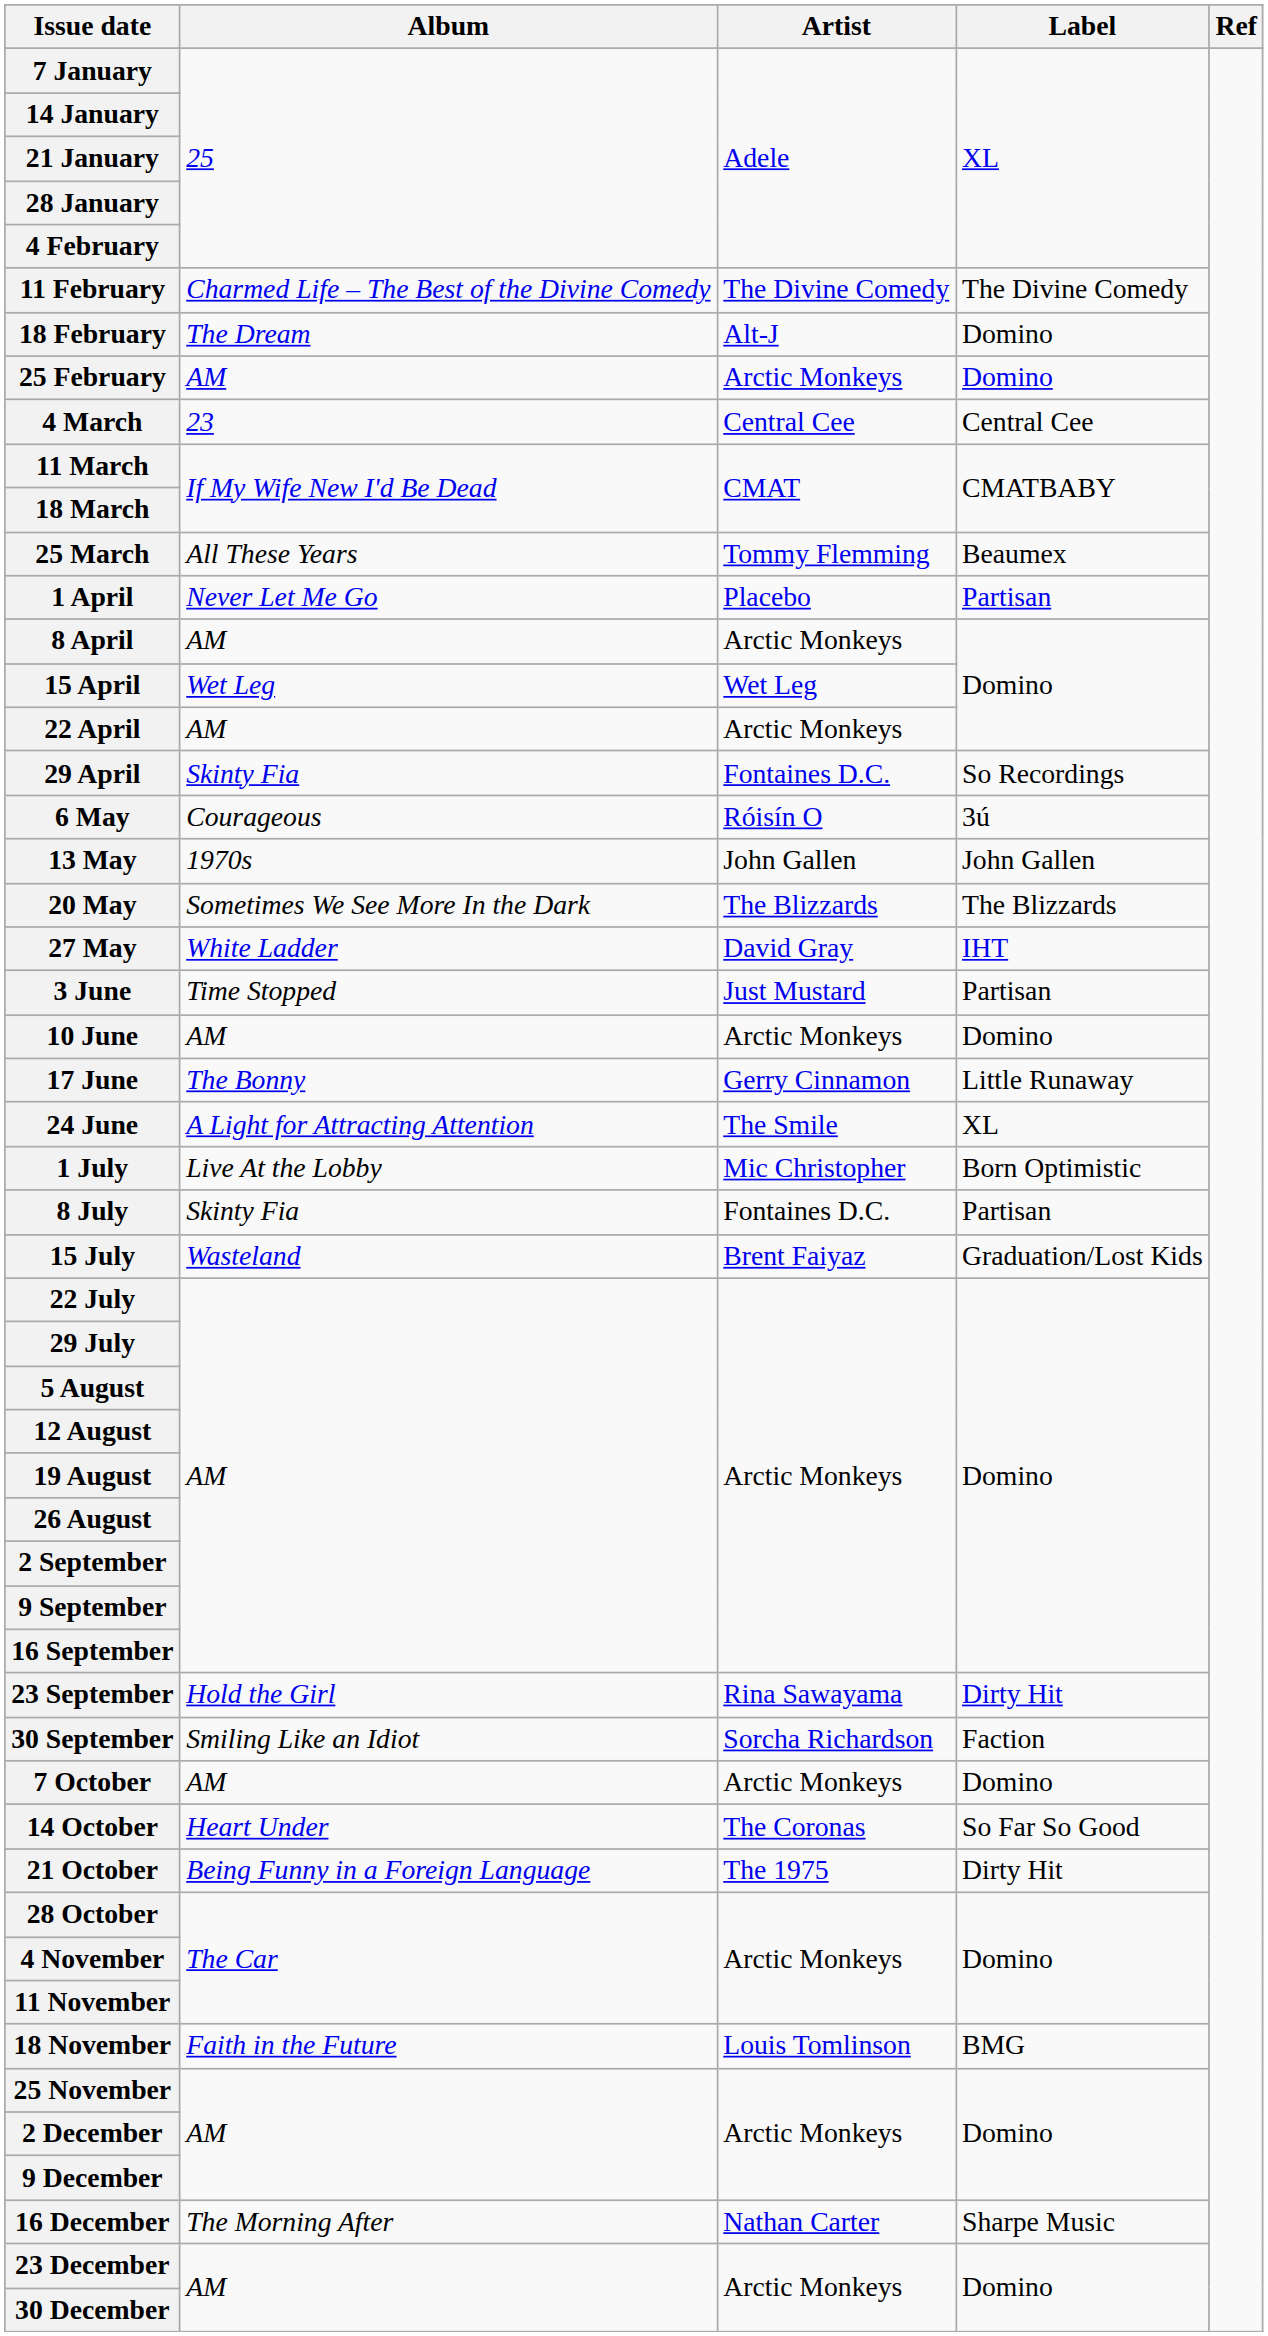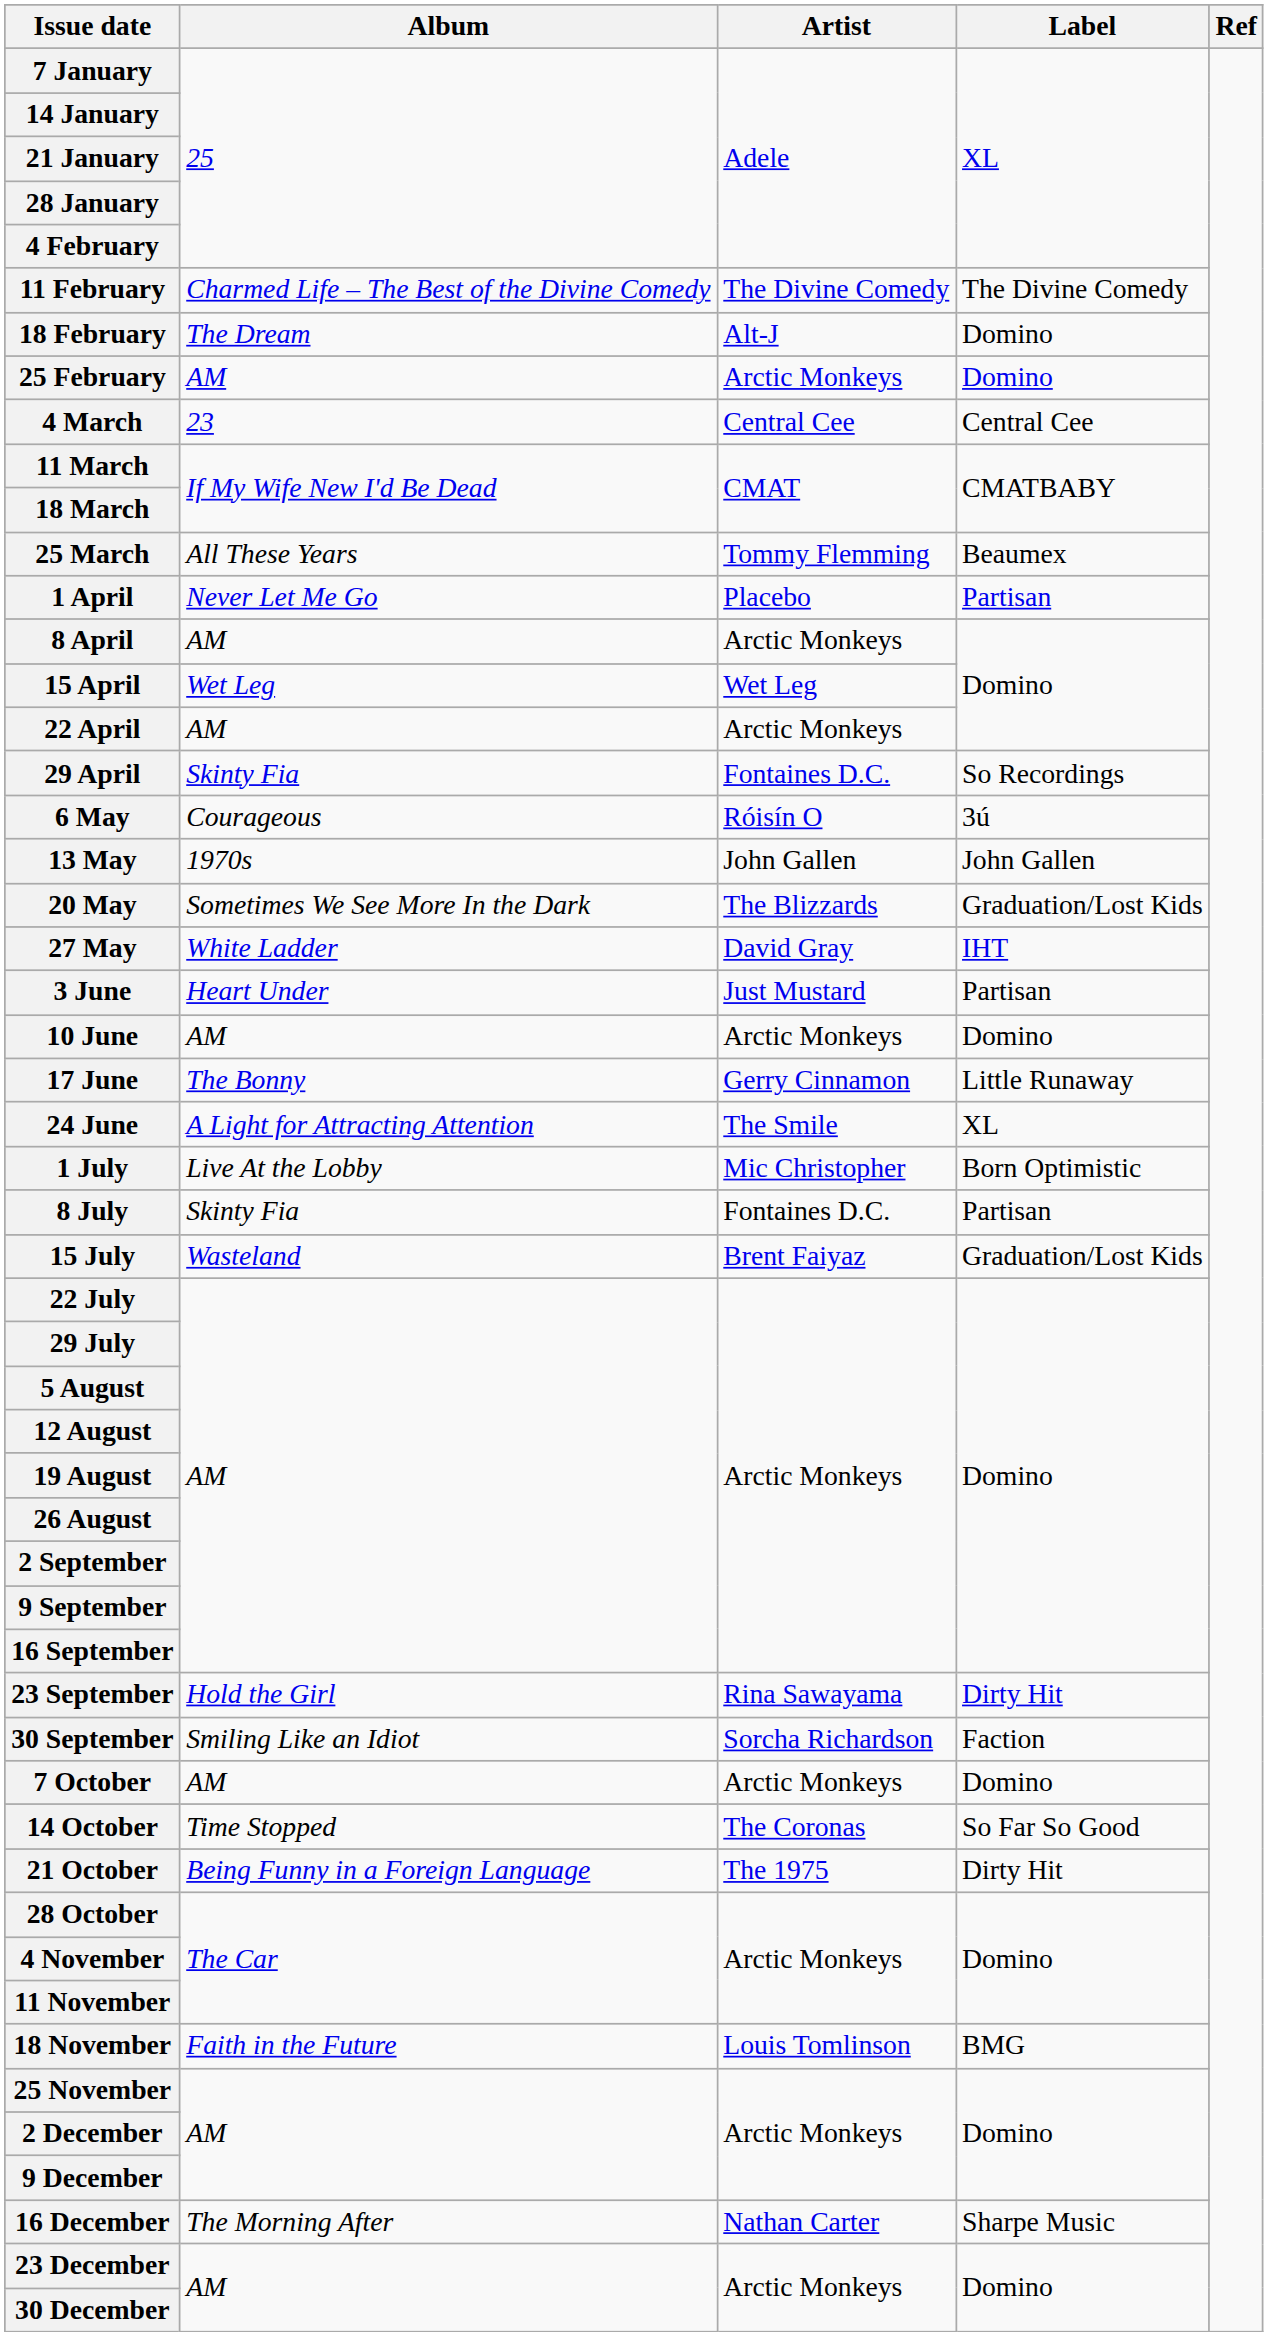(1039, 904) The Blizzards -> (1082, 904) Graduation/Lost Kids
(261, 992) Time Stopped -> (257, 992) Heart Under
(257, 1826) Heart Under -> (261, 1826) Time Stopped
